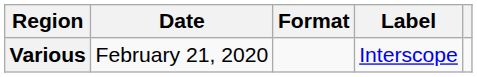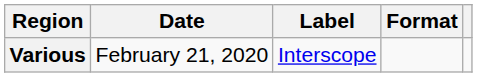columns swapped: (314, 21) <-> (409, 21)
